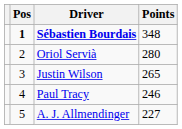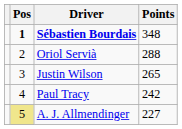(151, 54) 280 -> (151, 54) 288
(151, 94) 246 -> (151, 94) 242
(22, 114) no background -> (22, 114) khaki background
